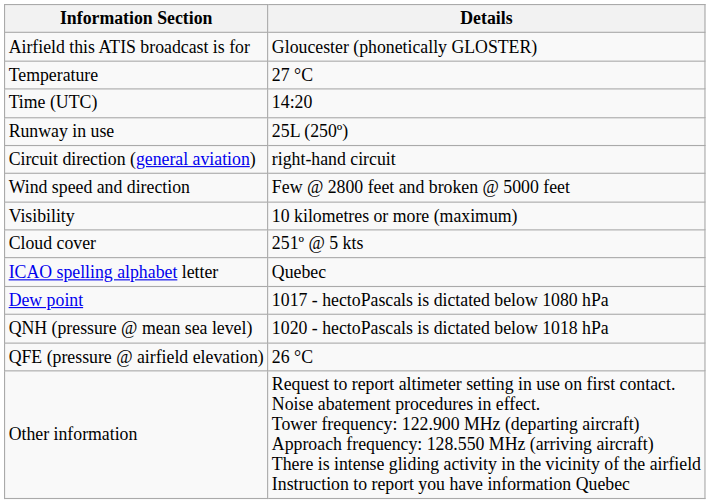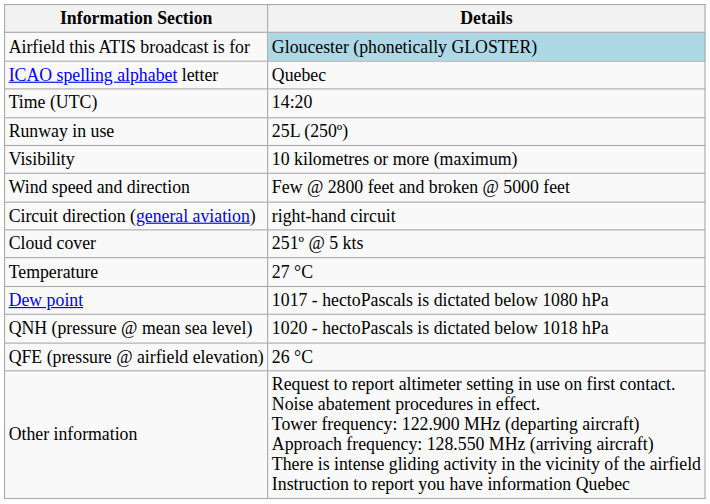(405, 46) no background -> (405, 46) lightblue background
rows swapped: (113, 272) <-> (53, 74)
rows swapped: (132, 159) <-> (42, 215)
